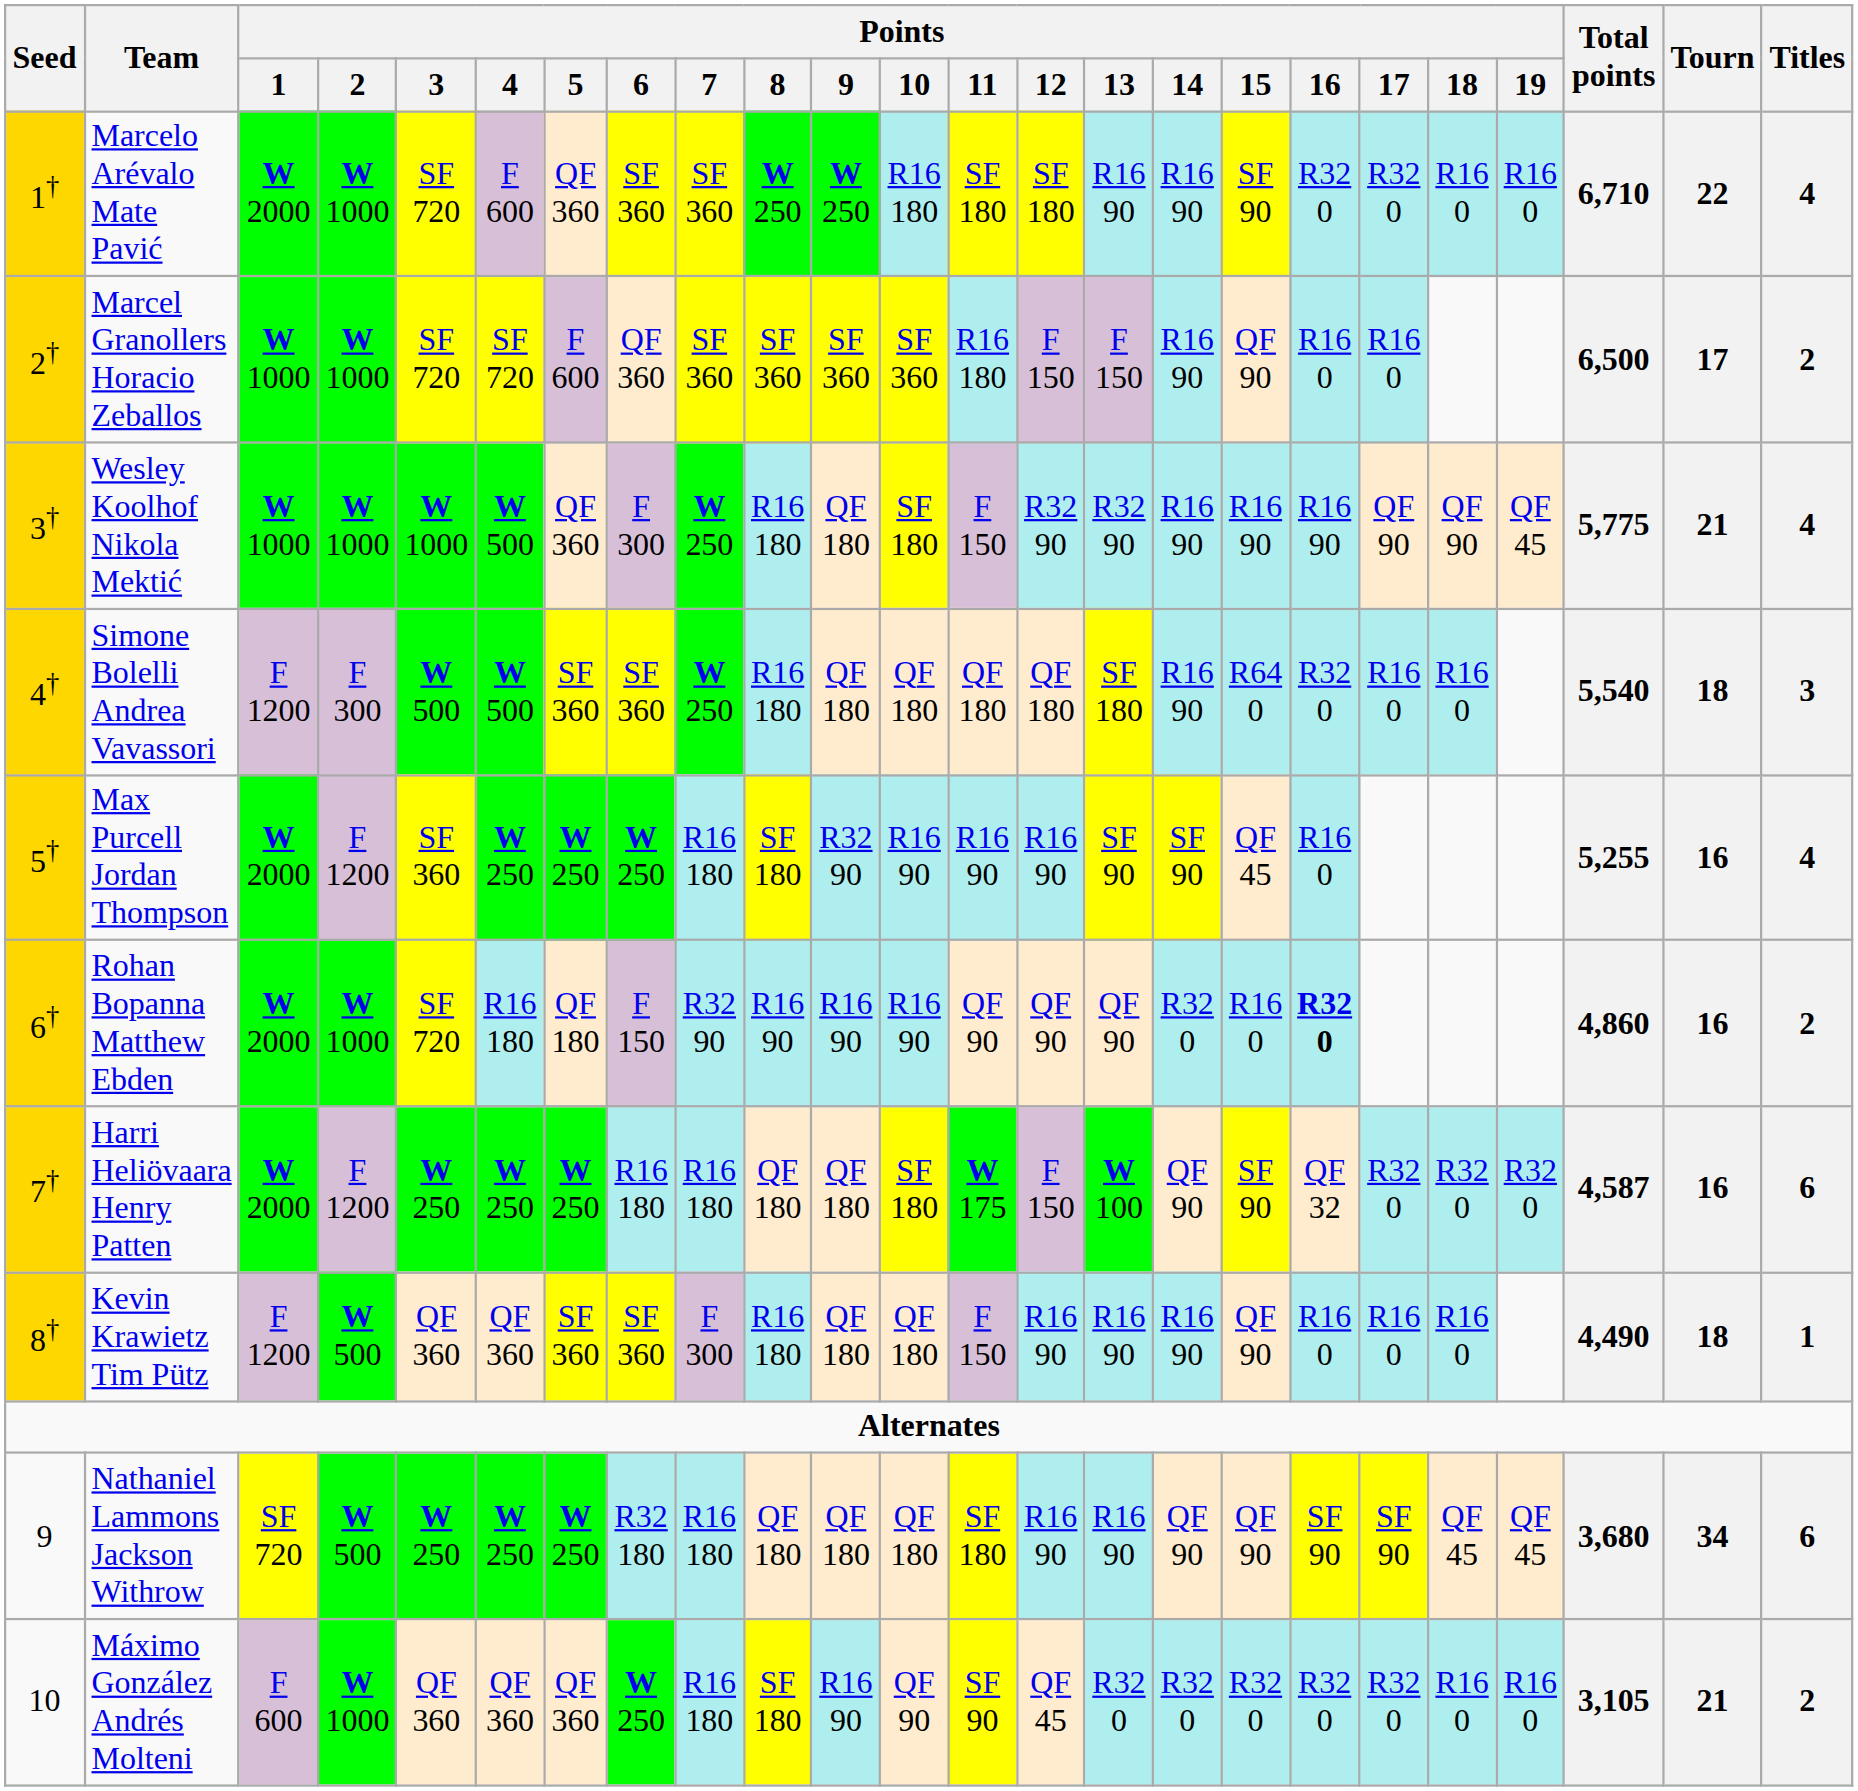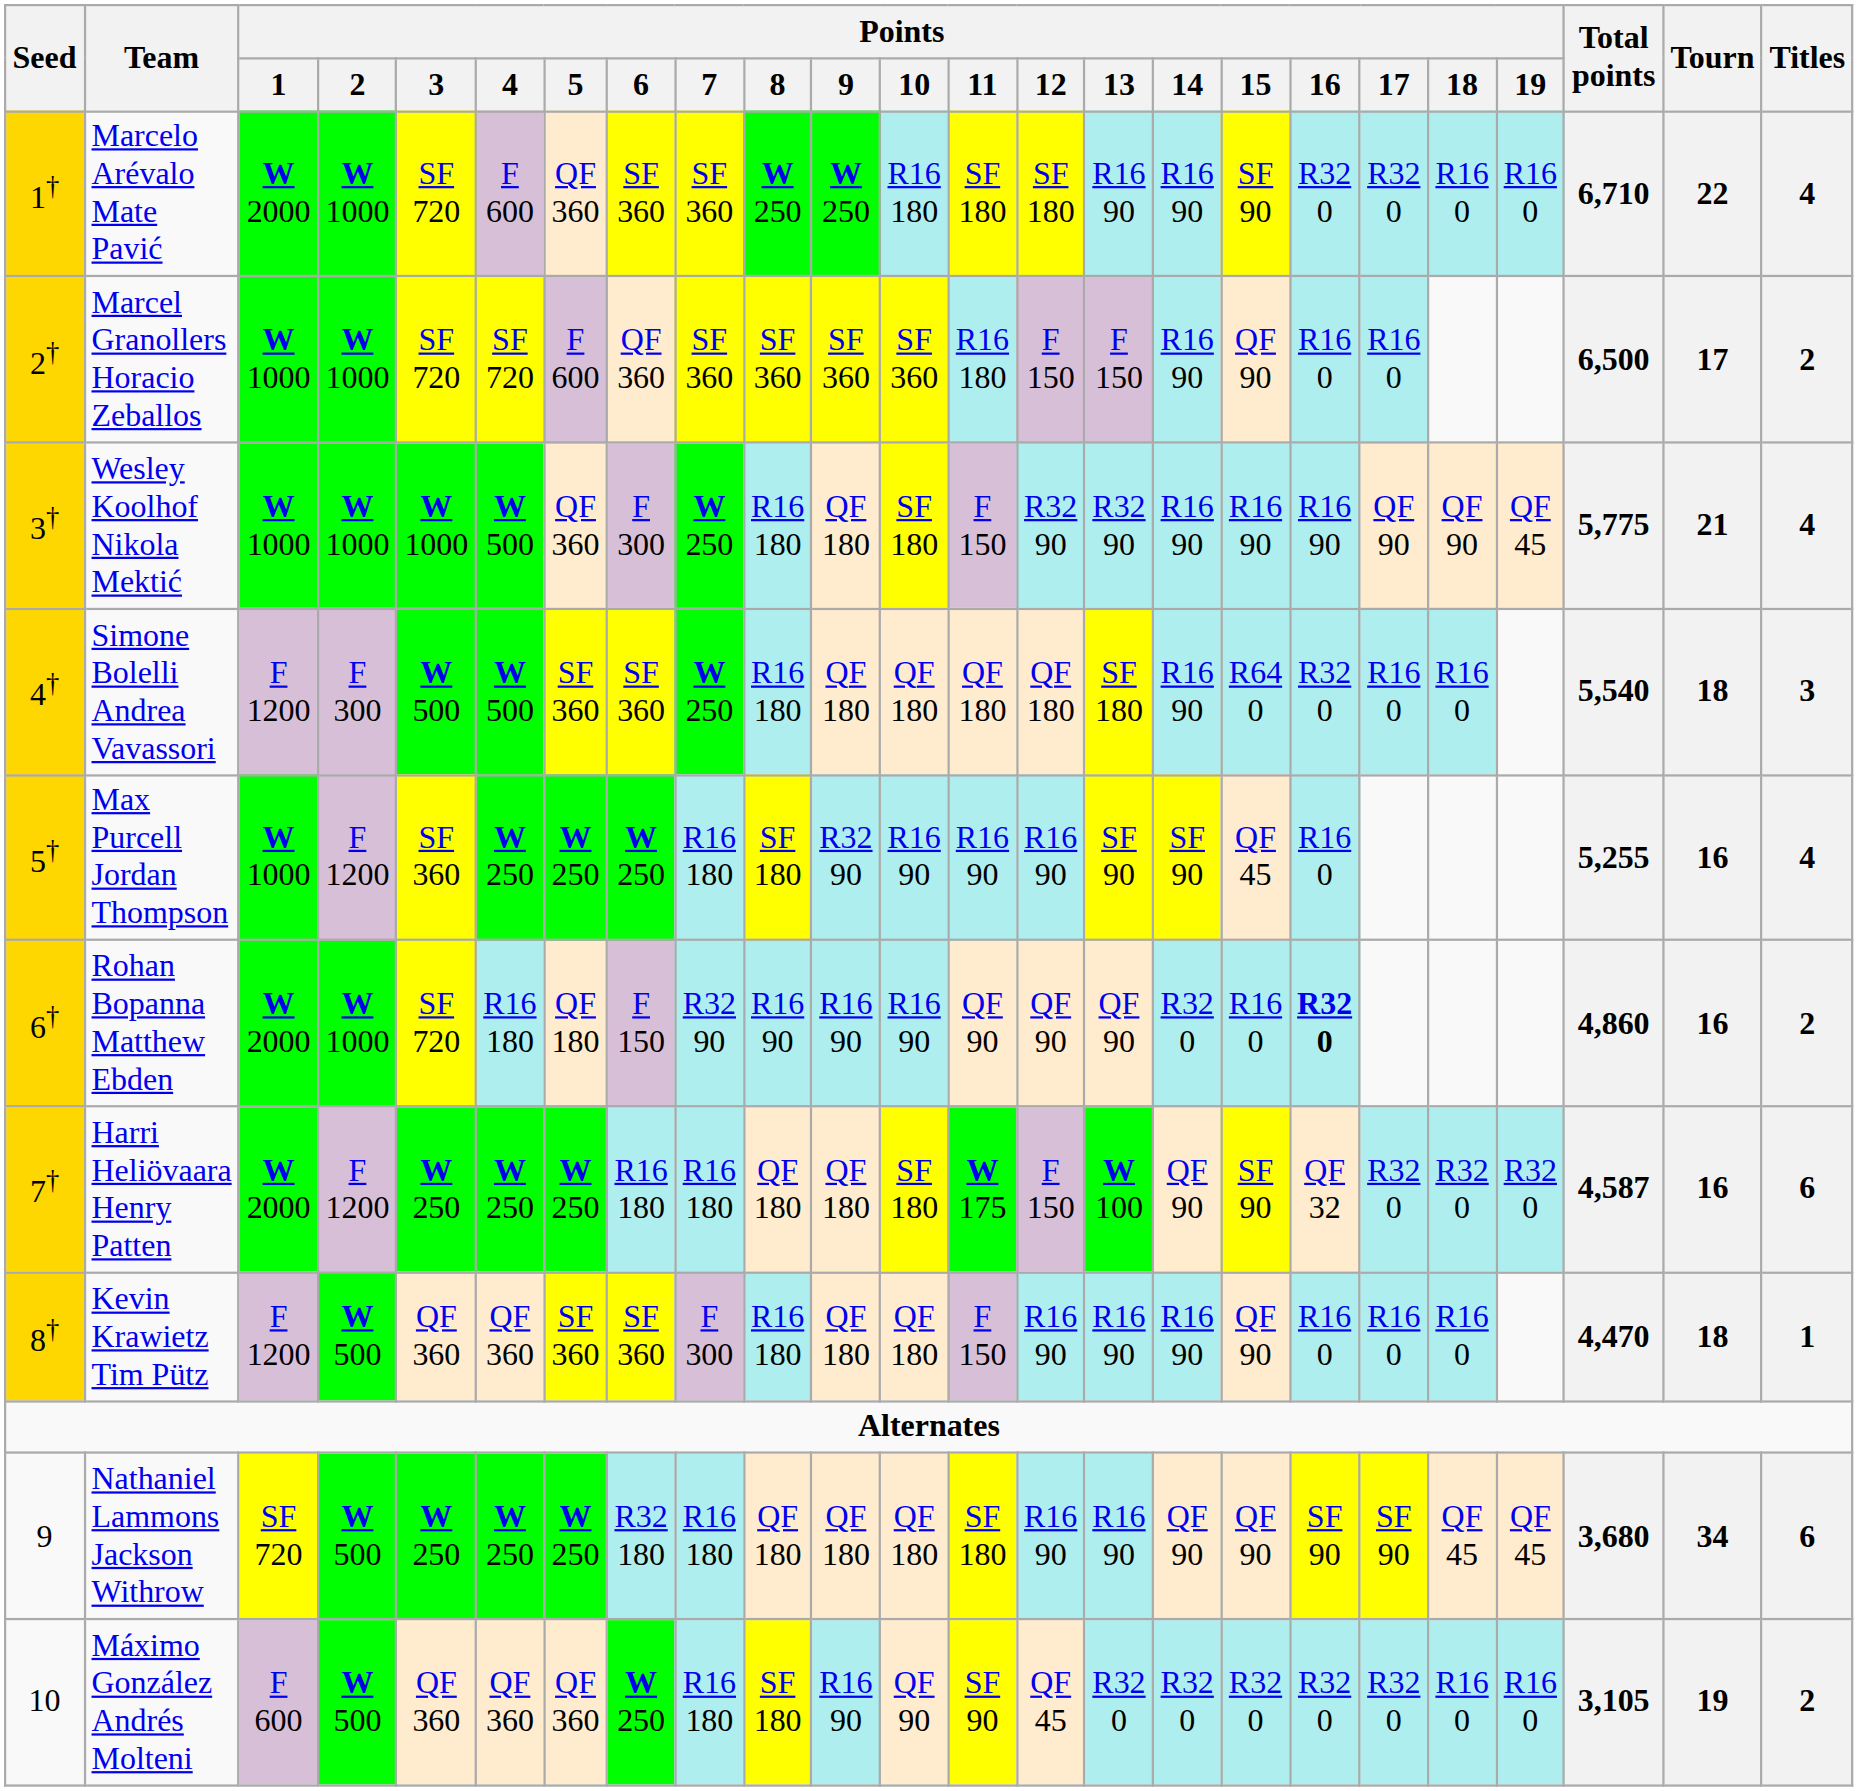(279, 857) W 2000 -> (279, 857) W 1000
(1614, 1336) 4,490 -> (1614, 1336) 4,470
(357, 1701) W 1000 -> (357, 1701) W 500
(1712, 1701) 21 -> (1712, 1701) 19
